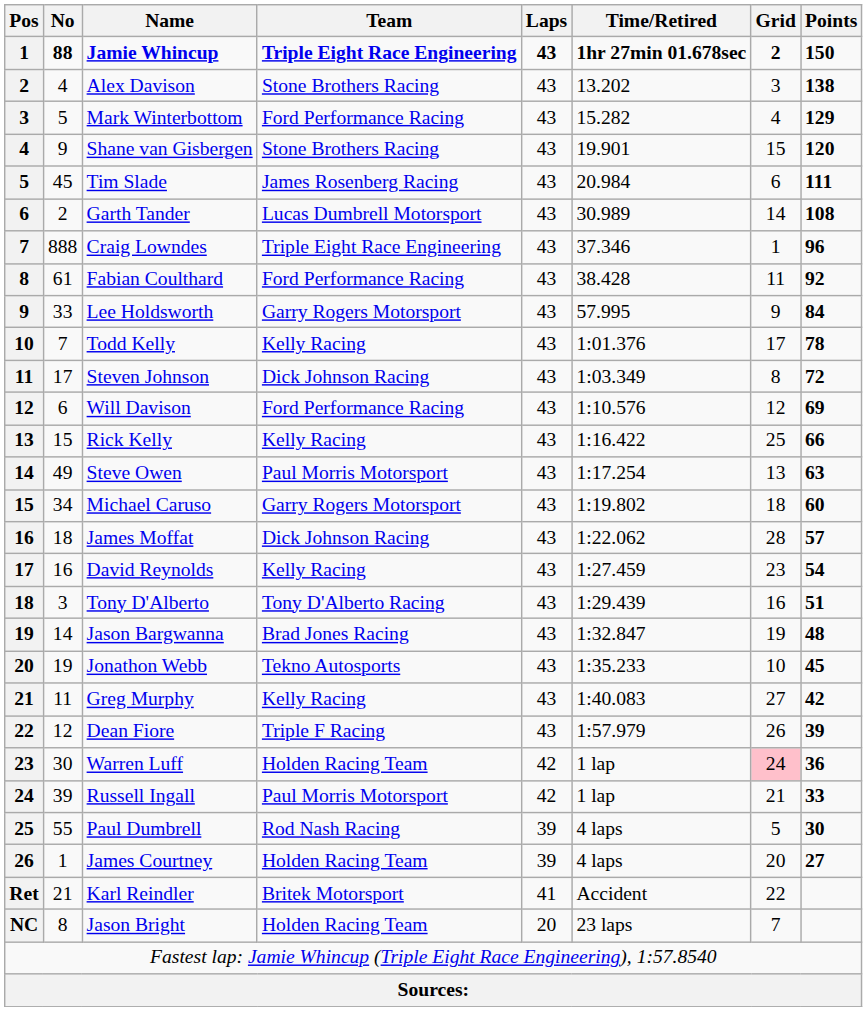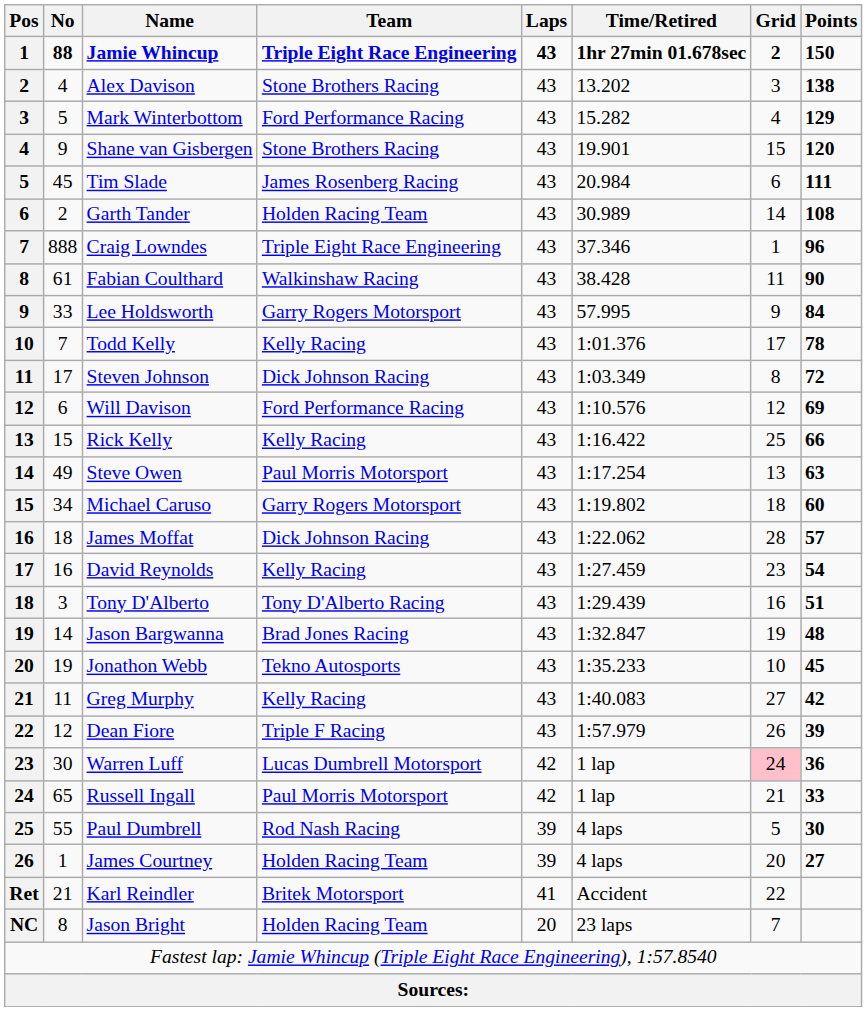(372, 214) Lucas Dumbrell Motorsport -> (345, 214) Holden Racing Team
(363, 278) Ford Performance Racing -> (340, 278) Walkinshaw Racing
(815, 278) 92 -> (815, 278) 90
(345, 763) Holden Racing Team -> (372, 763) Lucas Dumbrell Motorsport
(63, 795) 39 -> (63, 795) 65
